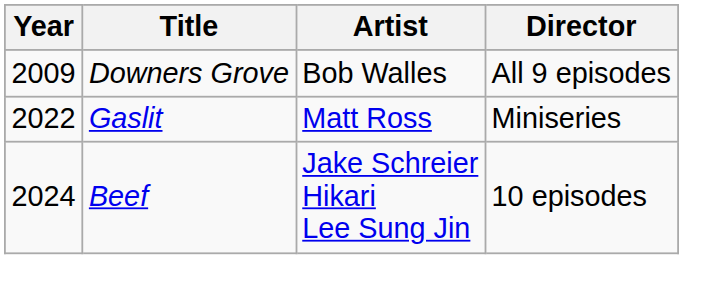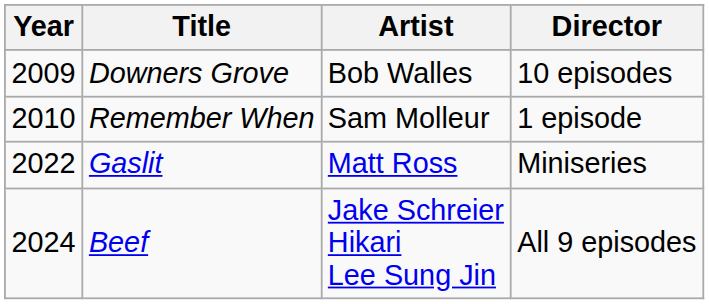(581, 73) All 9 episodes -> (595, 73) 10 episodes
+ row: (202, 118)
(569, 196) 10 episodes -> (607, 242) All 9 episodes
